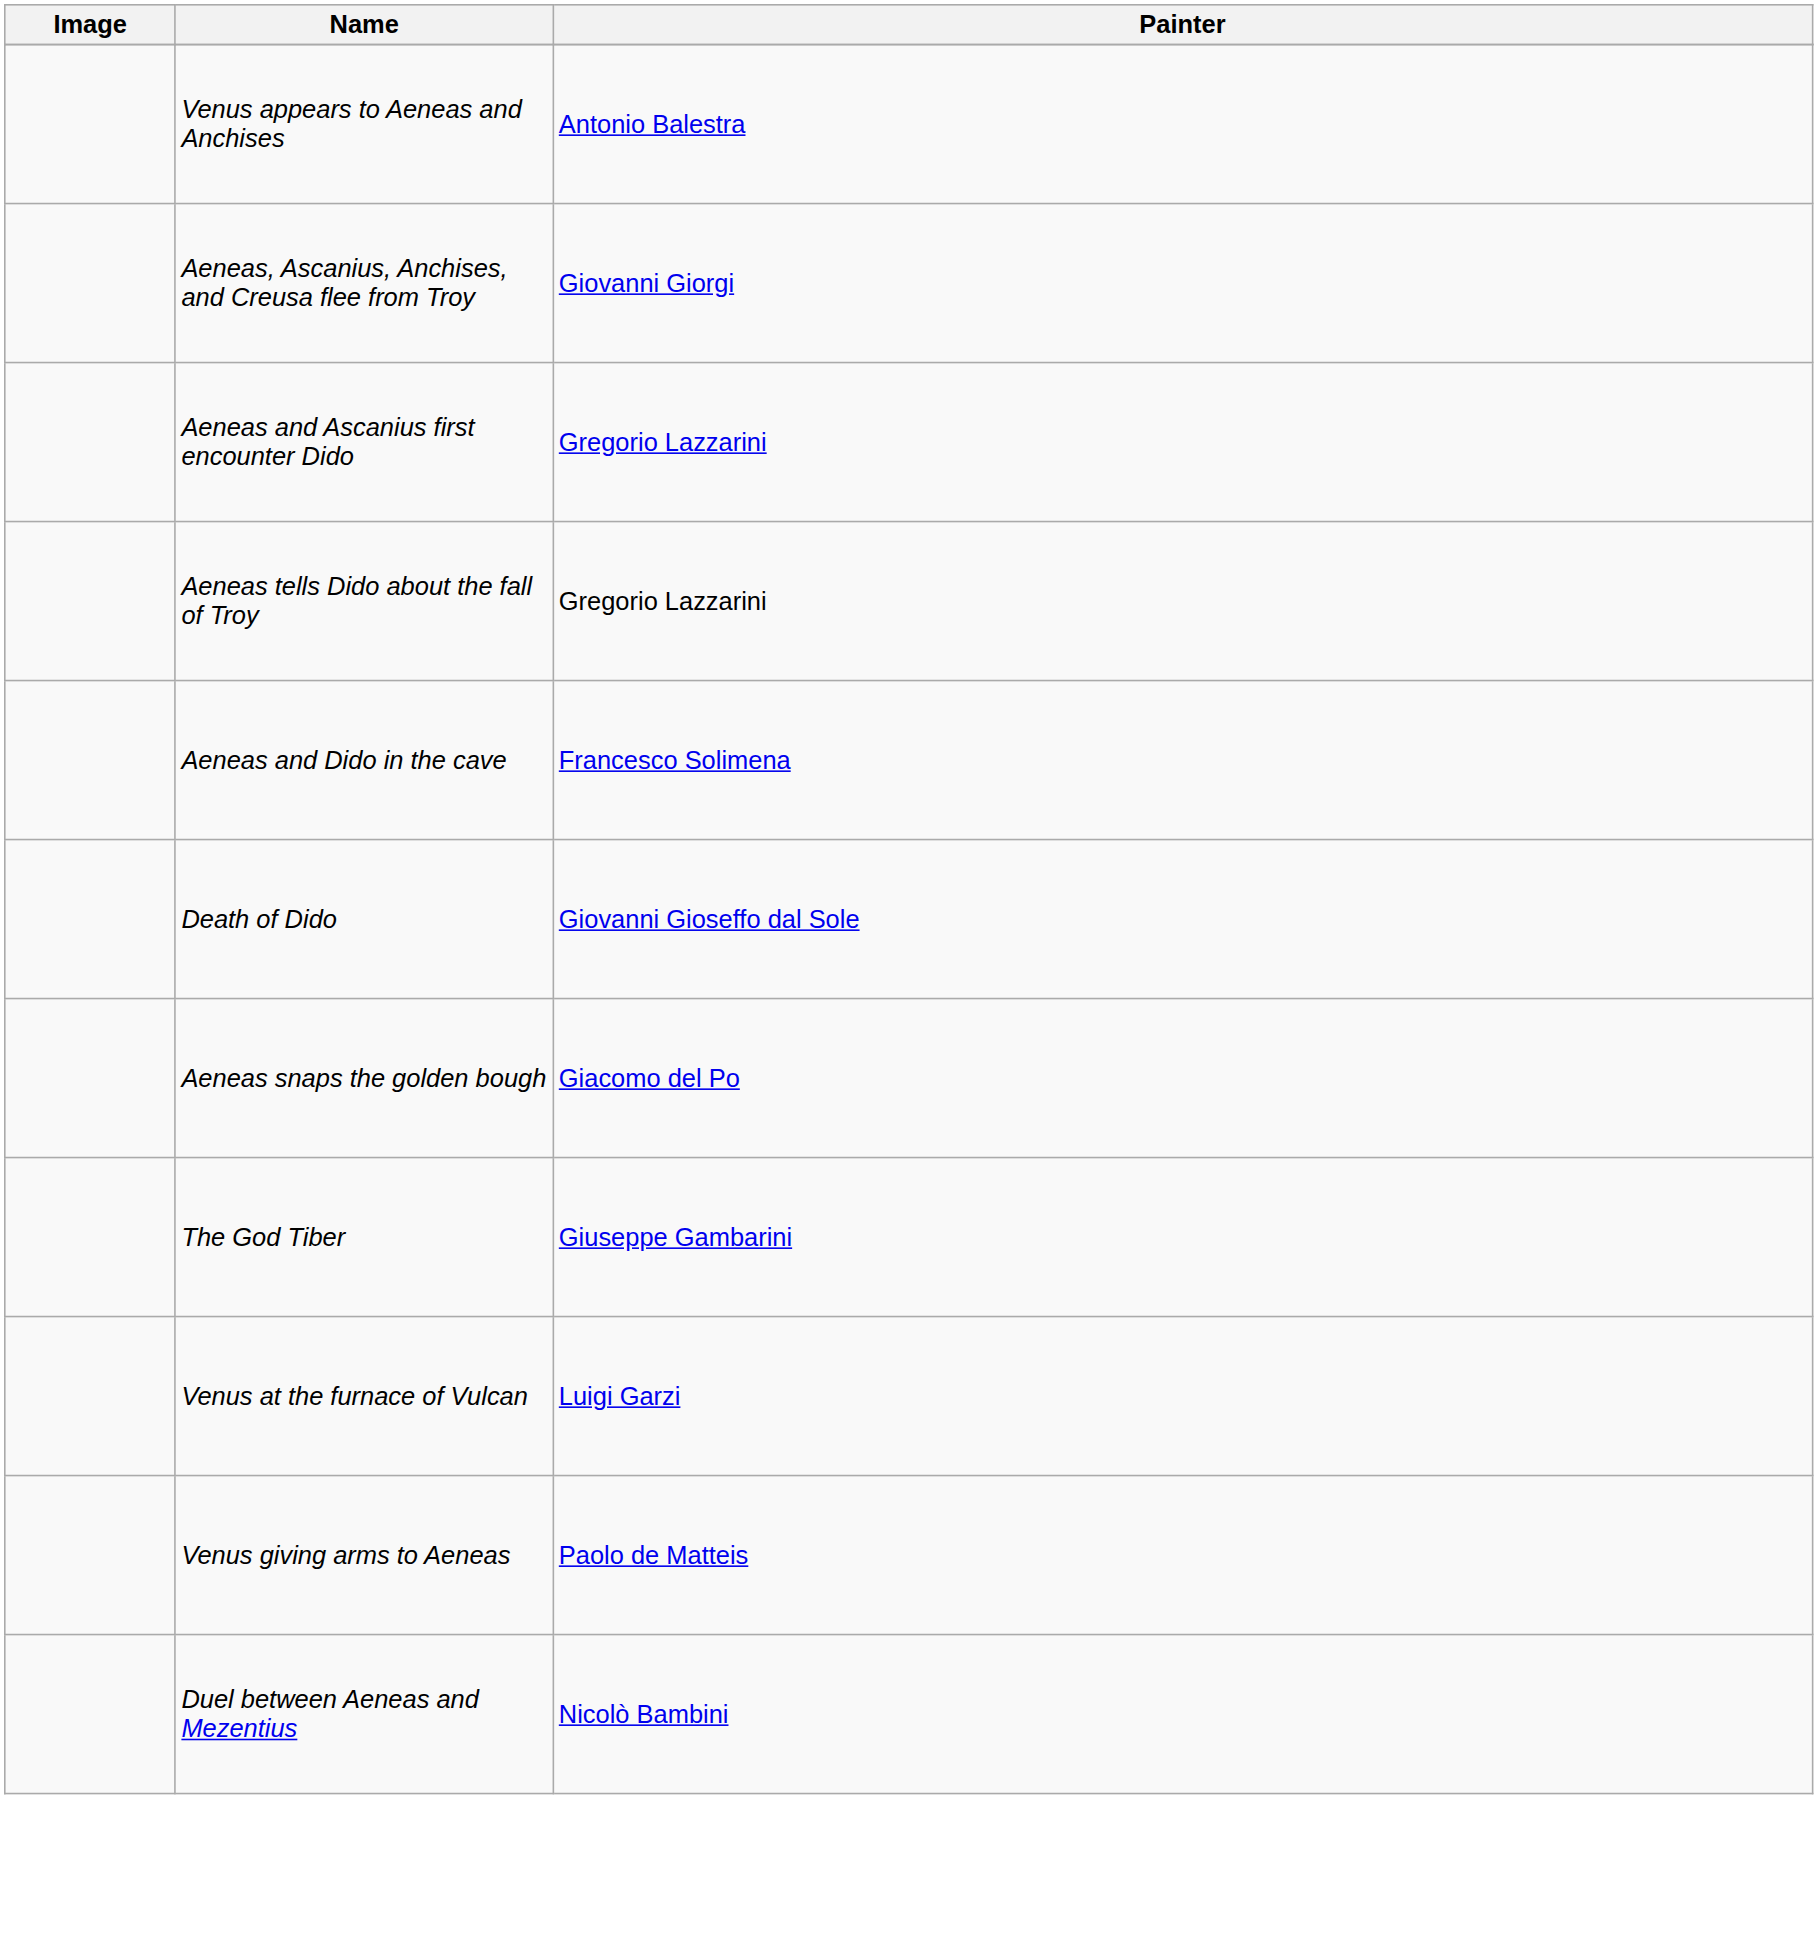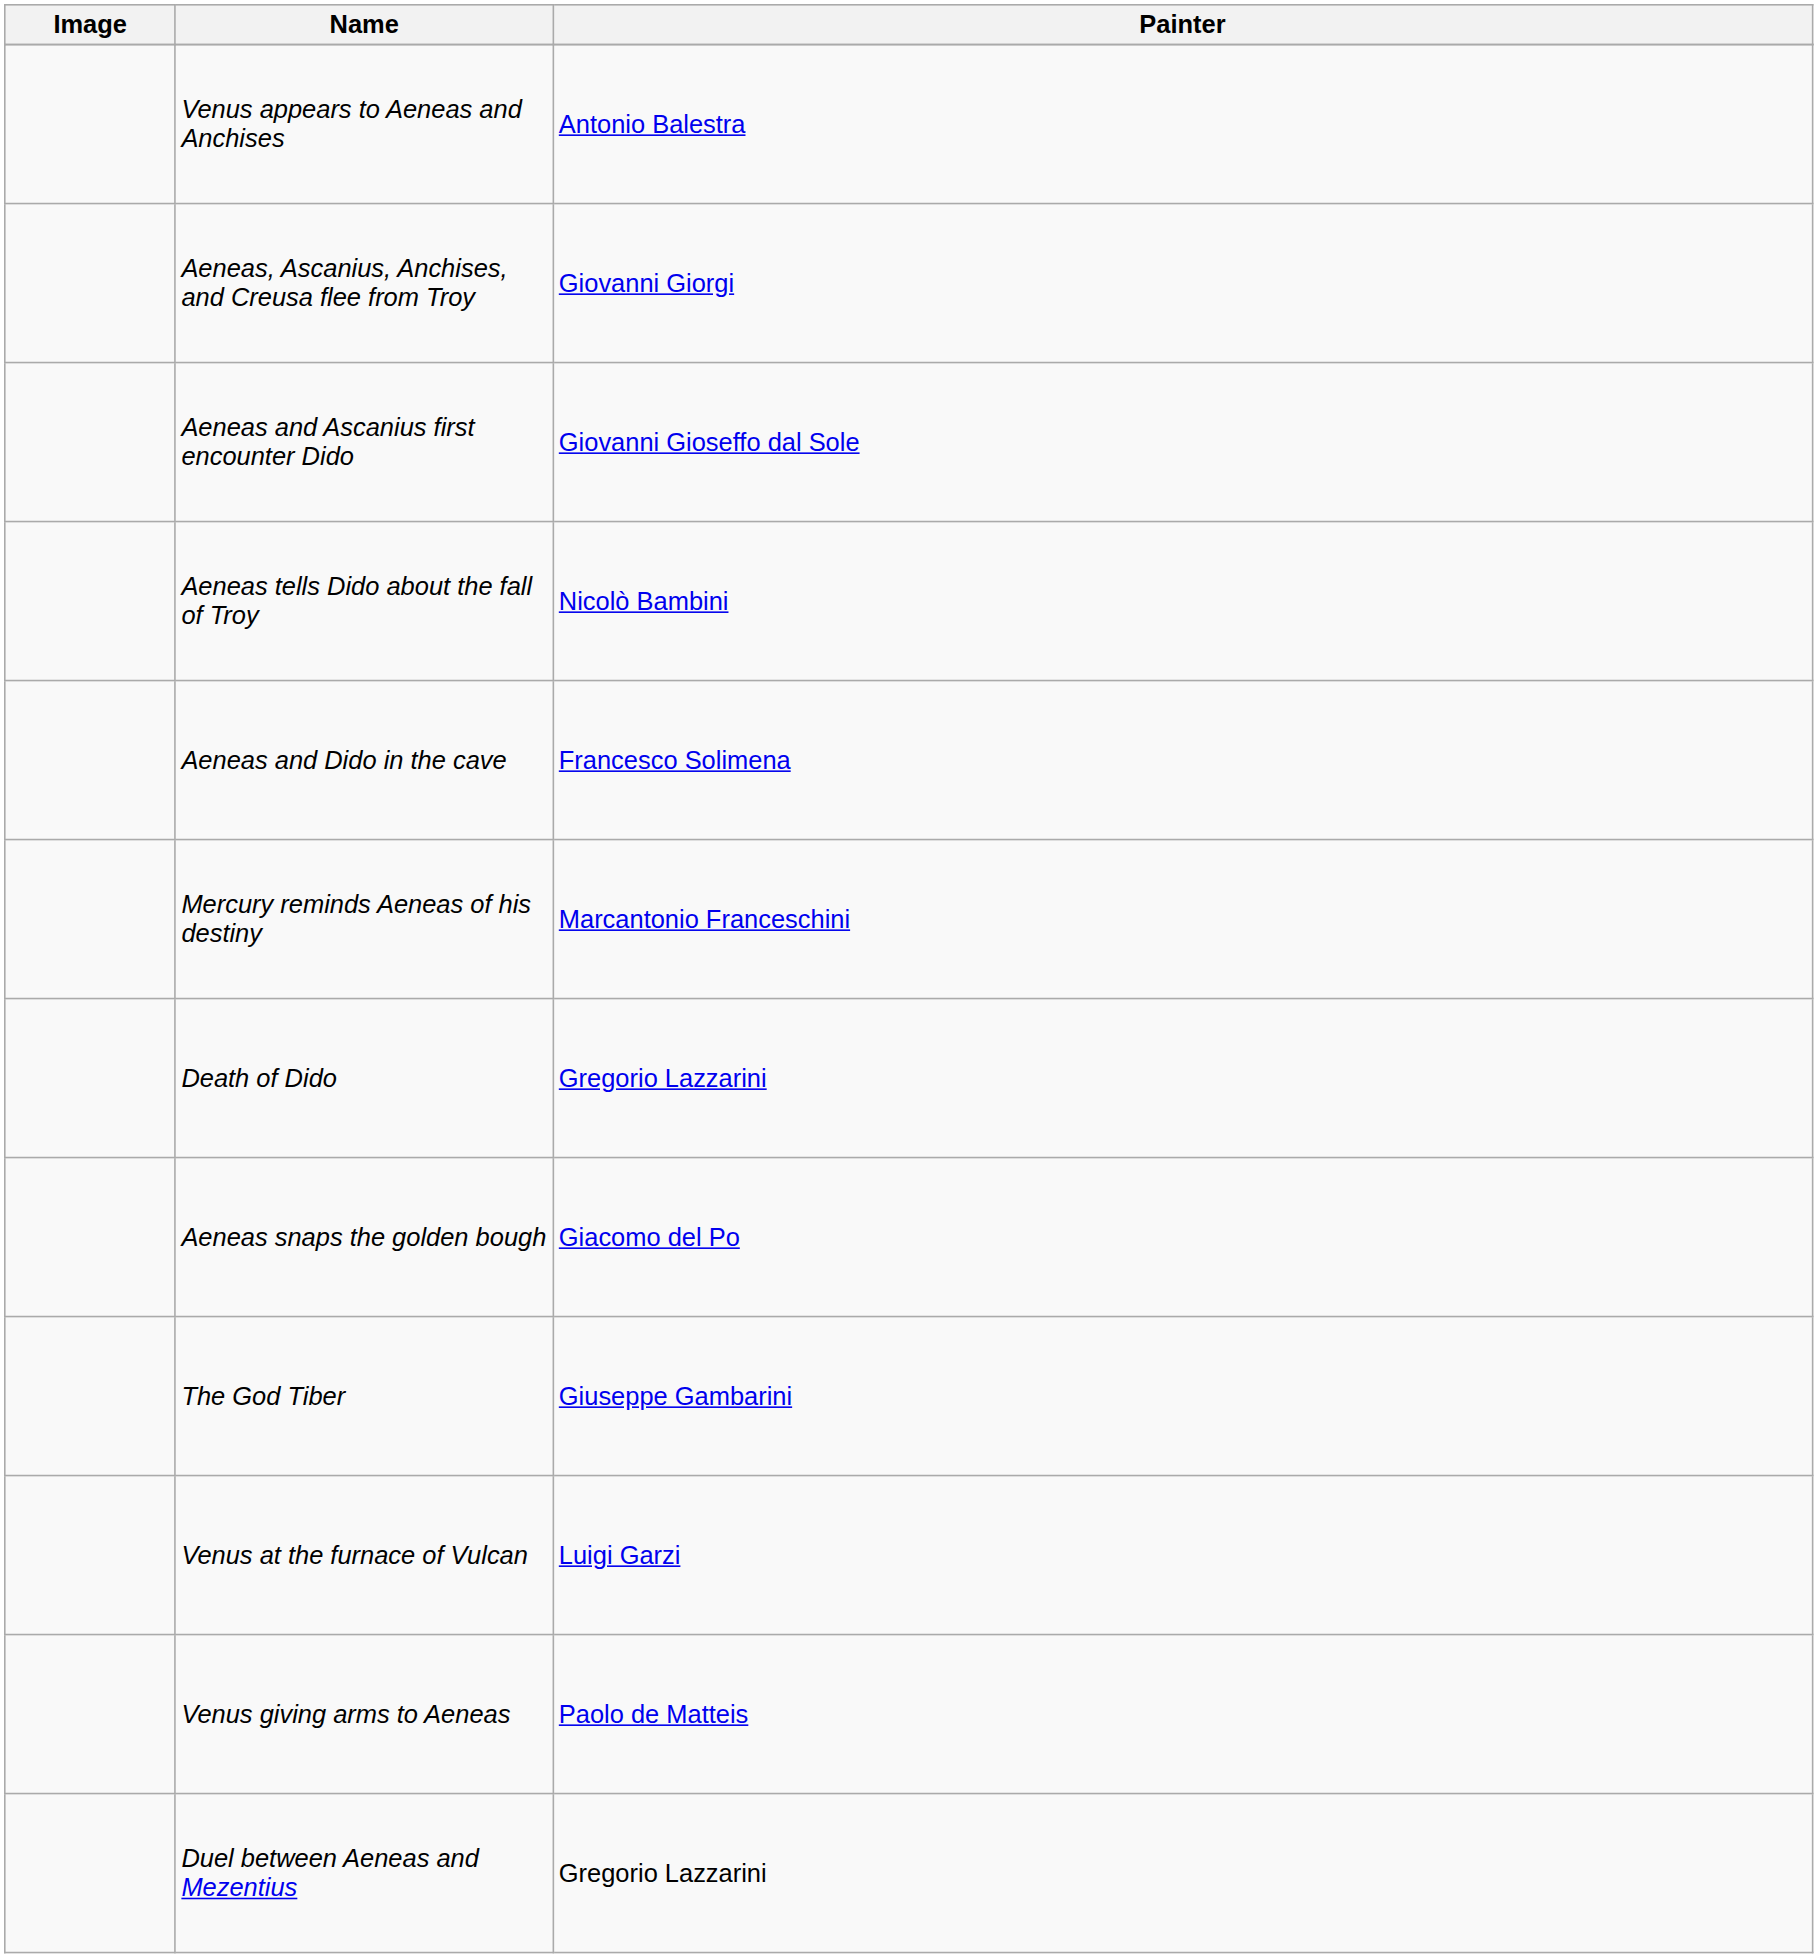(663, 442) Gregorio Lazzarini -> (709, 442) Giovanni Gioseffo dal Sole
(663, 601) Gregorio Lazzarini -> (644, 601) Nicolò Bambini
+ row: (356, 919)
(709, 919) Giovanni Gioseffo dal Sole -> (663, 1078) Gregorio Lazzarini
(644, 1714) Nicolò Bambini -> (663, 1873) Gregorio Lazzarini
